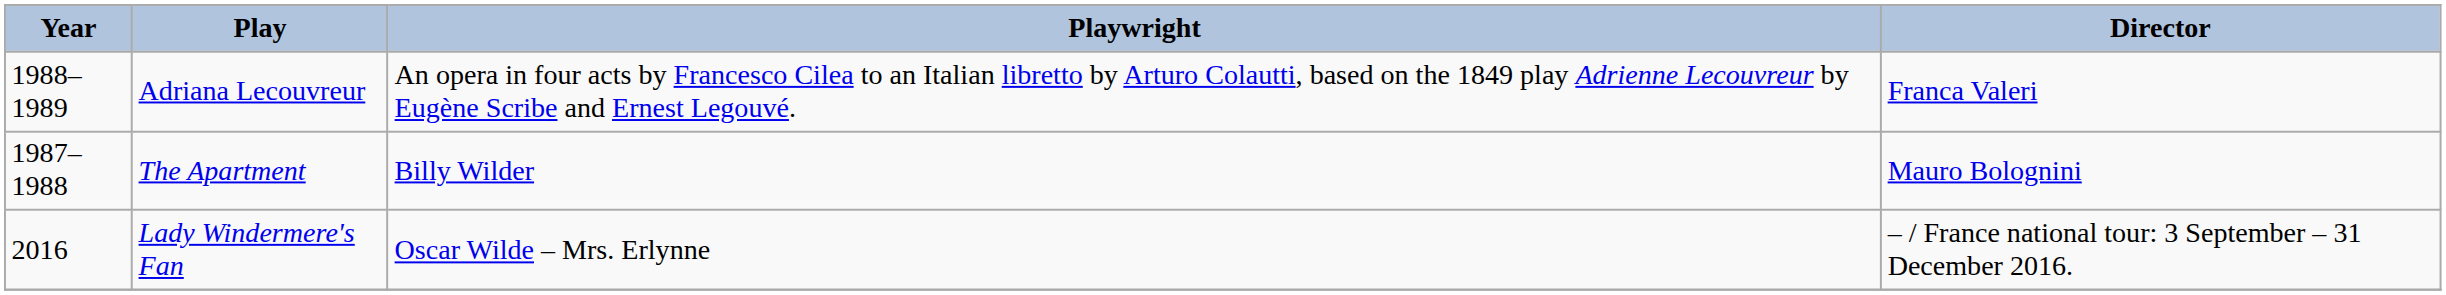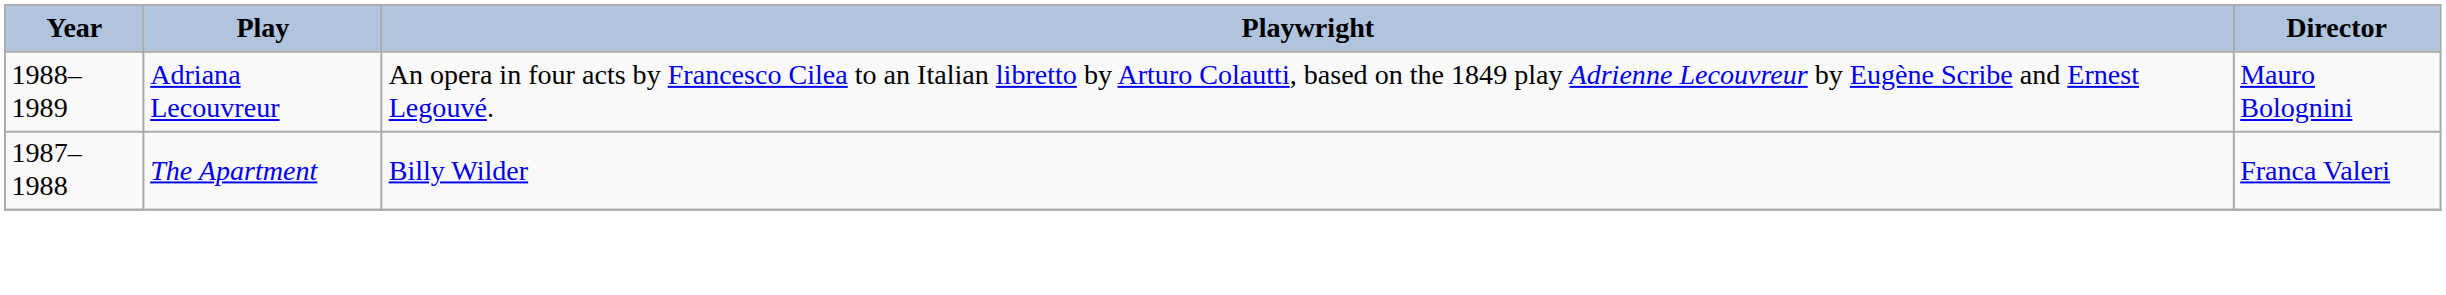(1963, 90) Franca Valeri -> (2296, 90) Mauro Bolognini
(1985, 170) Mauro Bolognini -> (2315, 170) Franca Valeri
- row: (247, 249)
